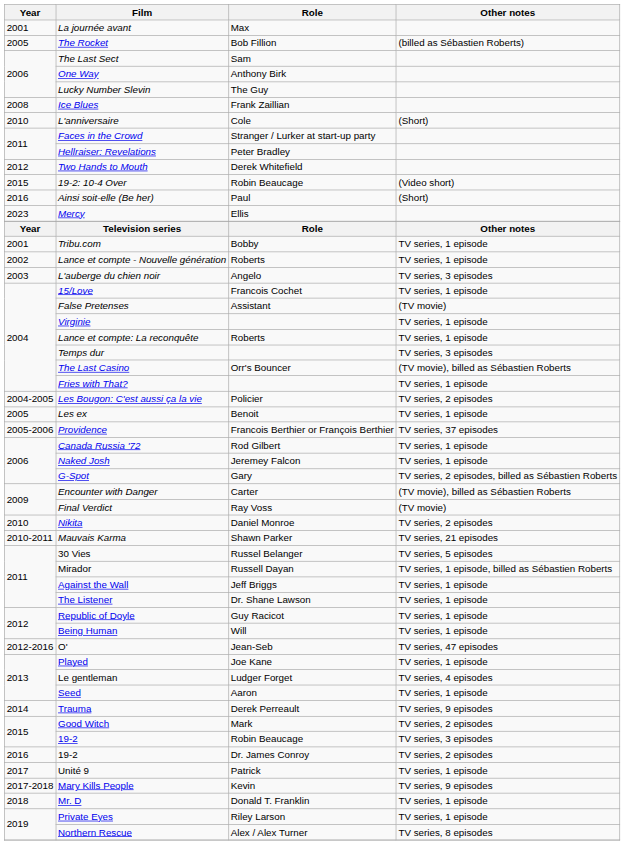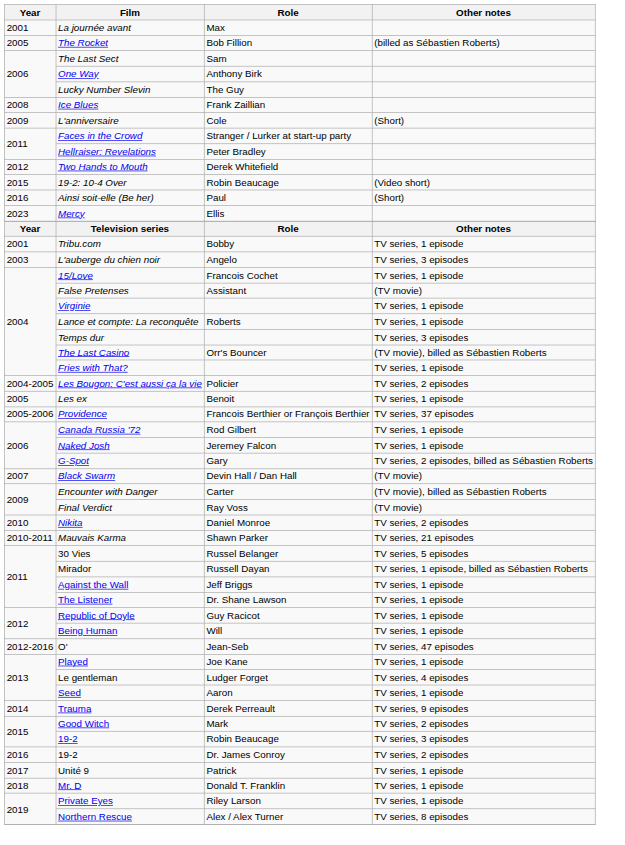(18, 121) 2010 -> (18, 121) 2009
- row: (142, 260)
+ row: (87, 477)
- row: (96, 786)
